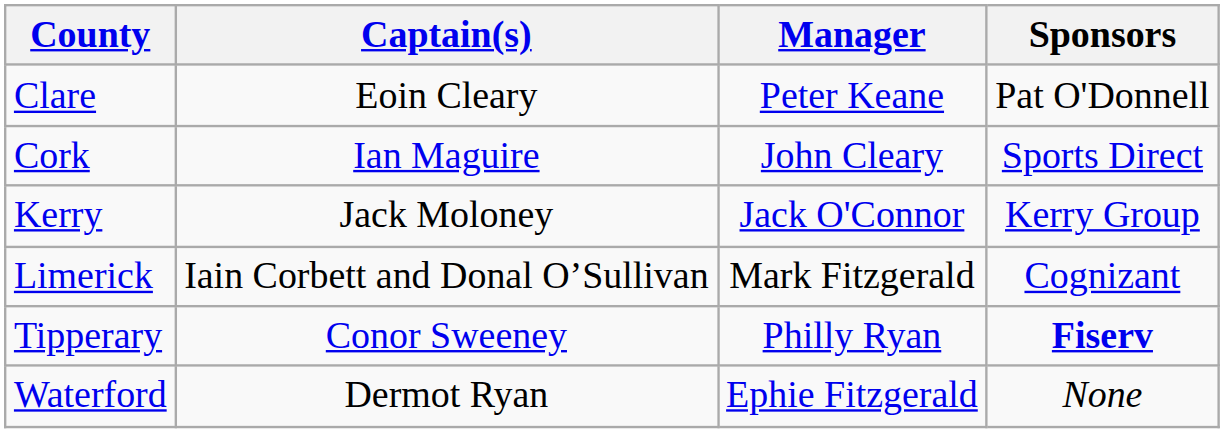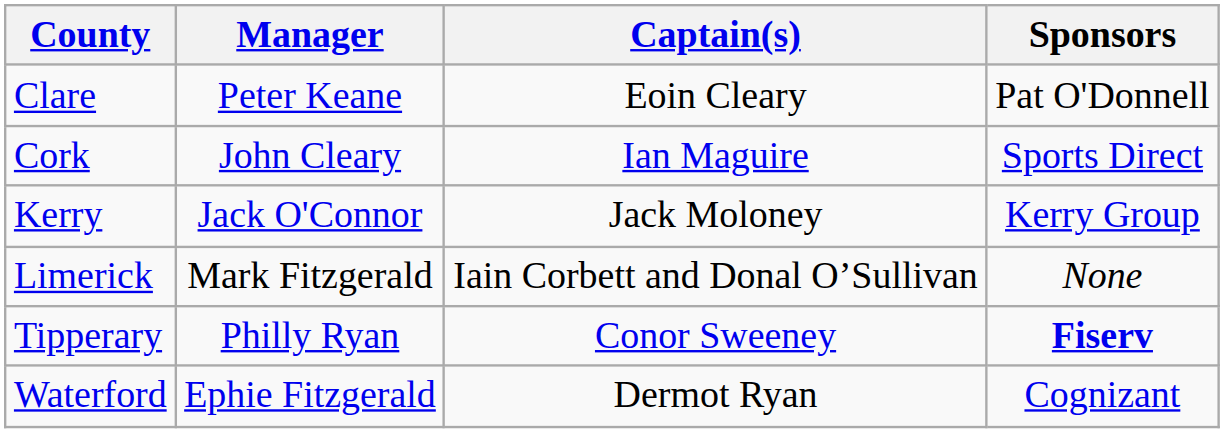columns swapped: (852, 34) <-> (446, 34)
(1102, 275) Cognizant -> (1102, 275) None
(1102, 395) None -> (1102, 395) Cognizant
